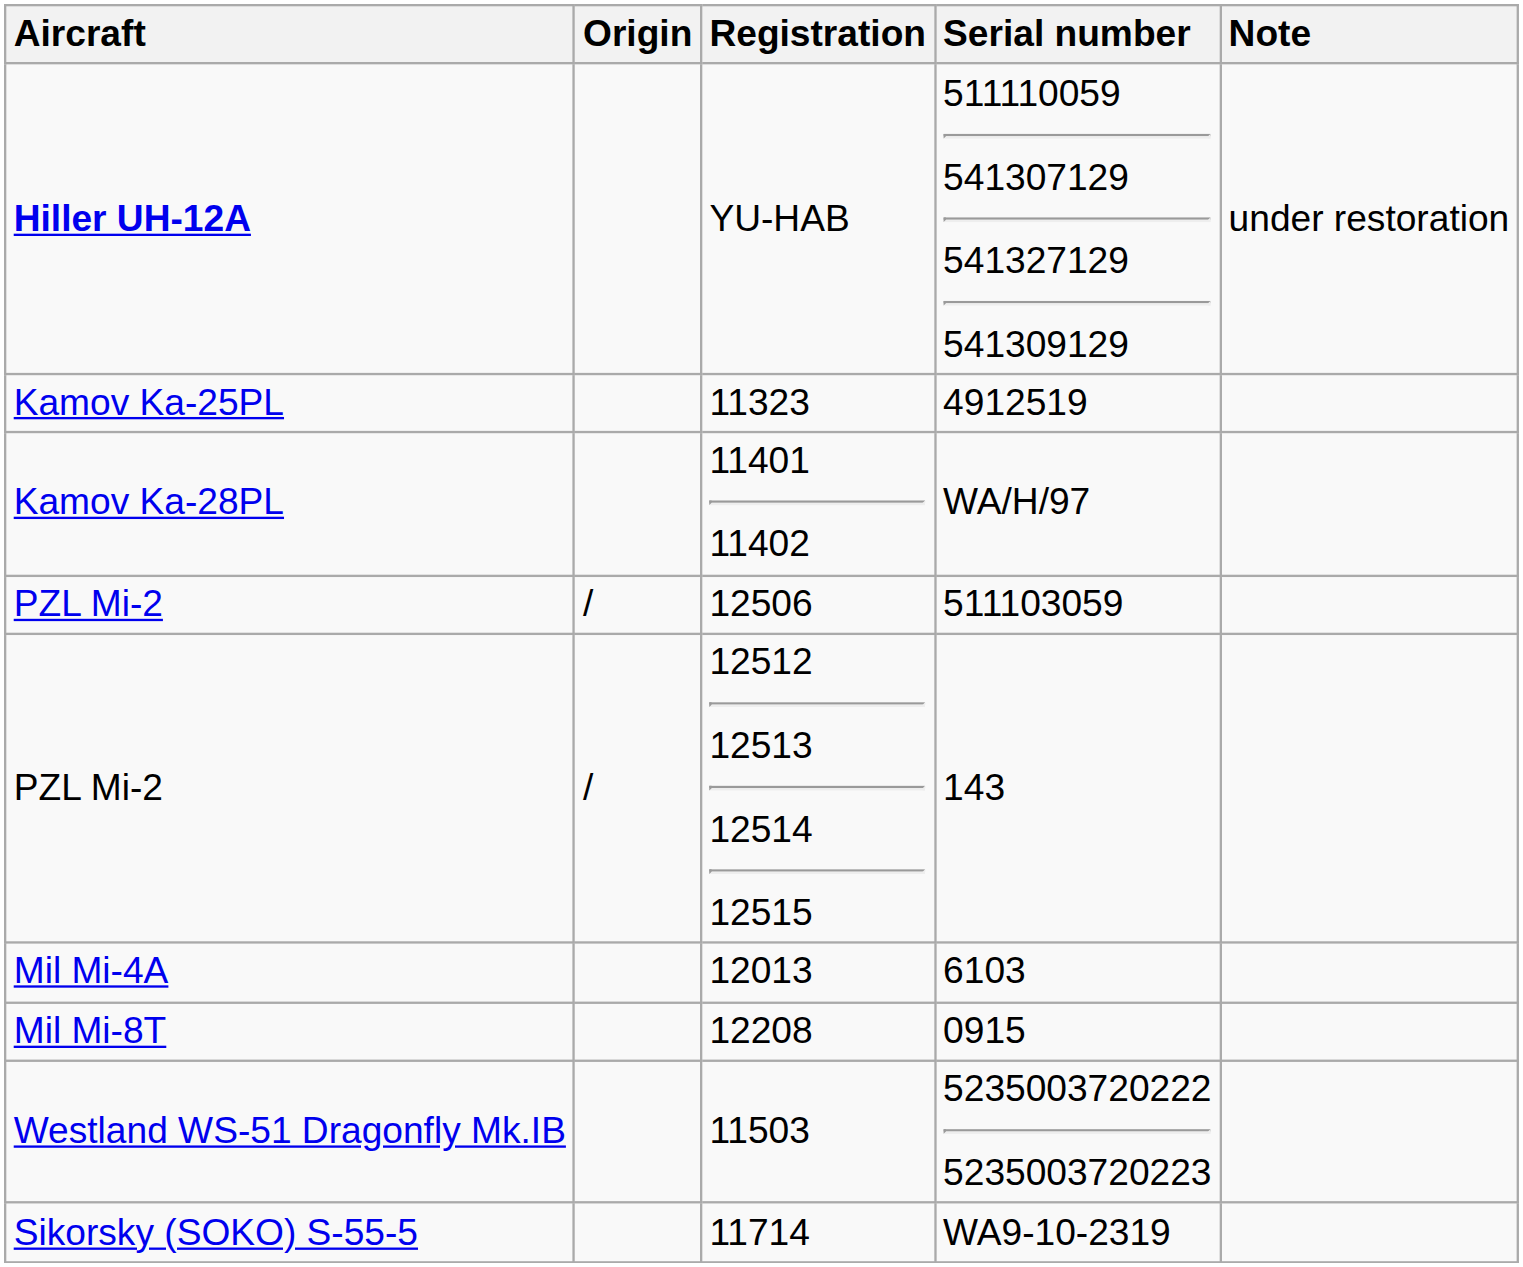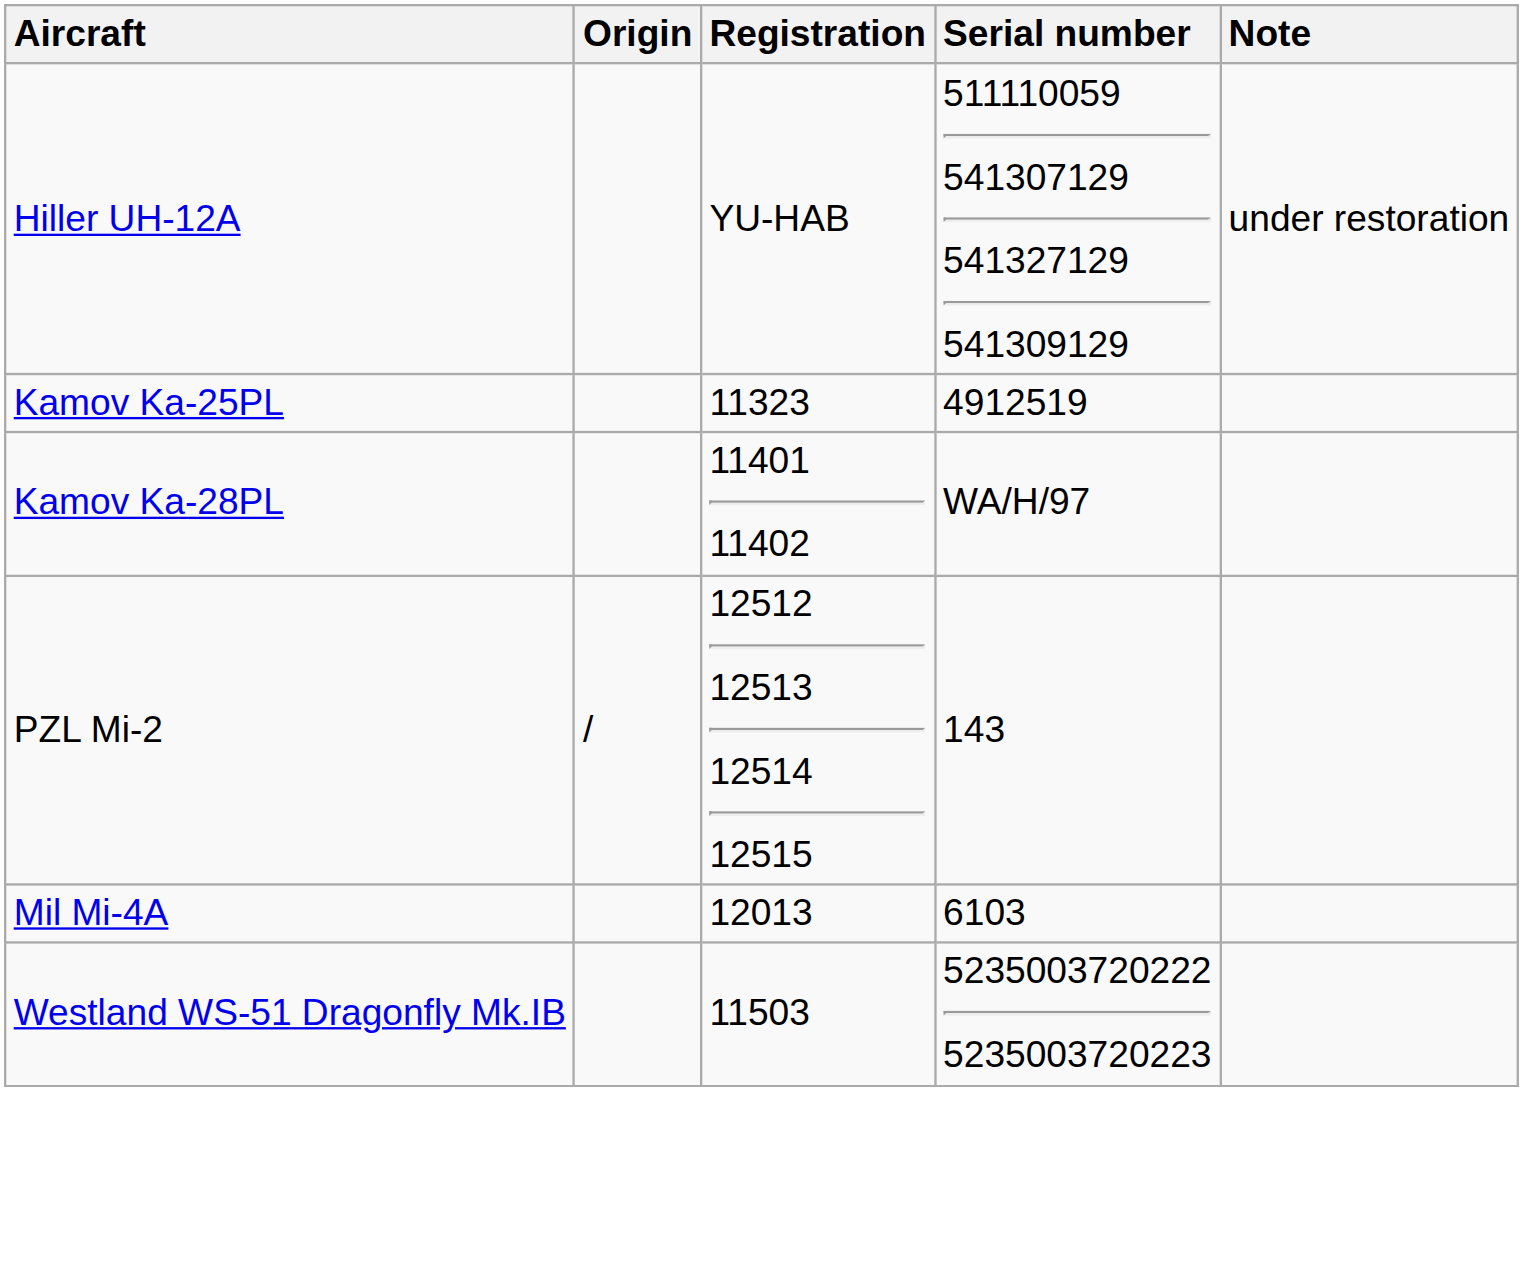(132, 218) bold -> (127, 218) normal
- row: (761, 603)
- row: (761, 1030)
- row: (760, 1231)
